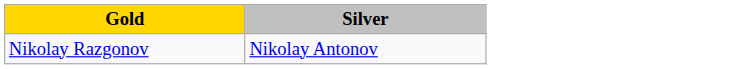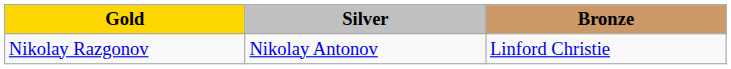+ column: (606, 19)
